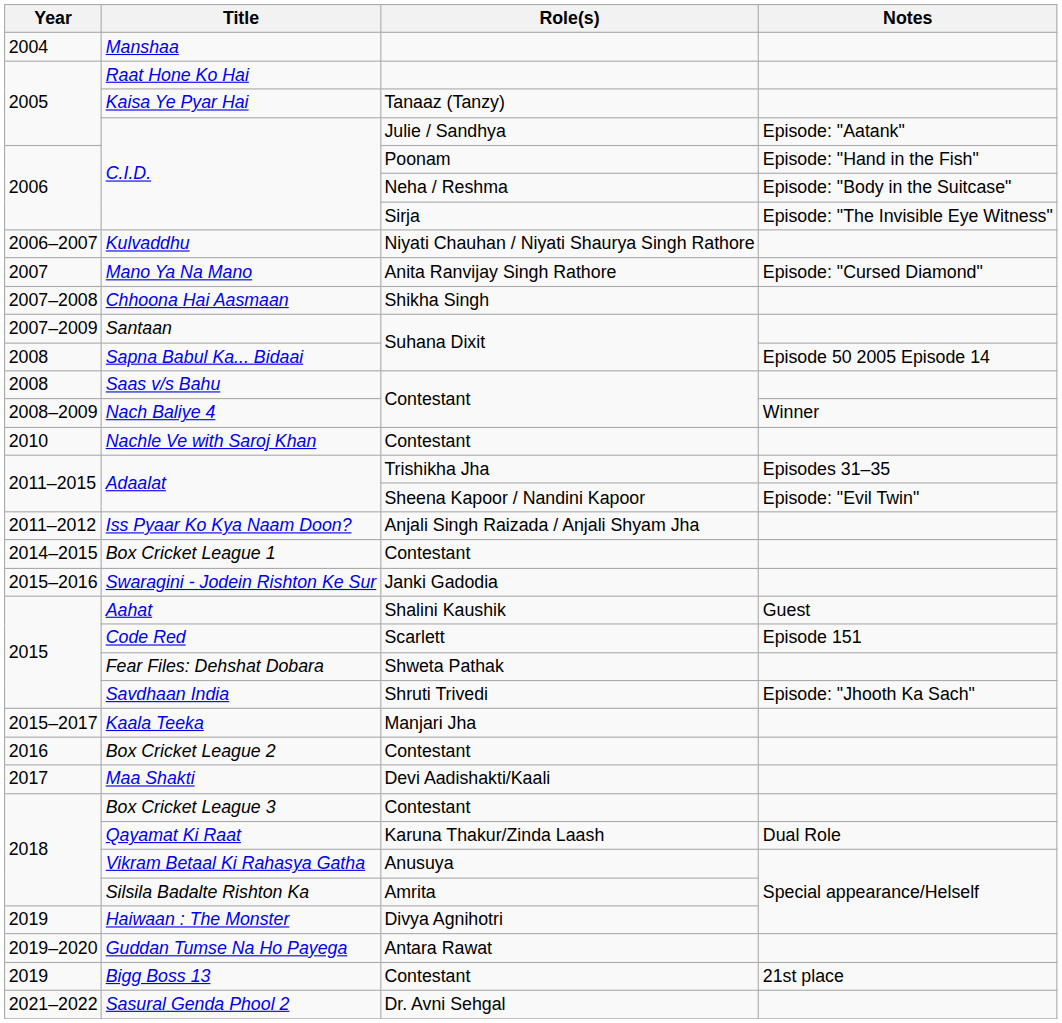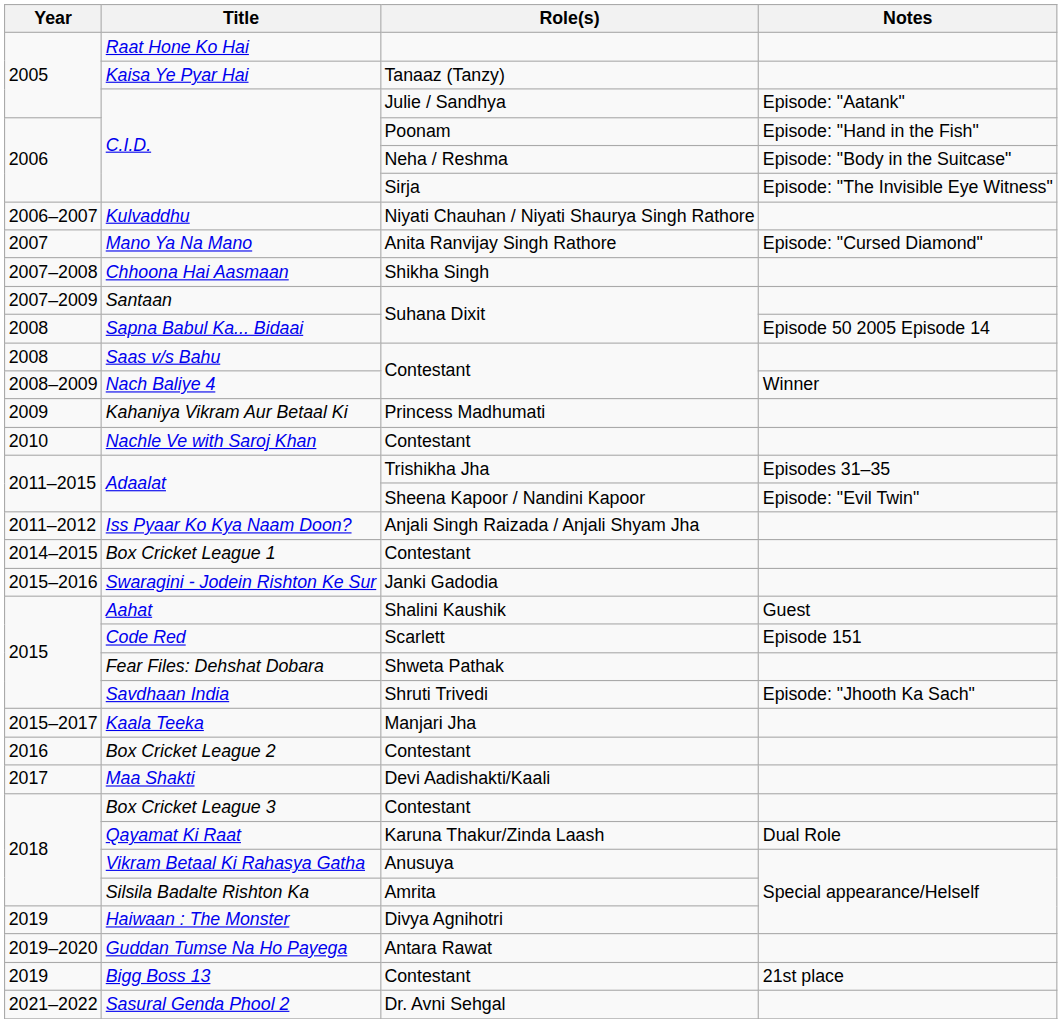- row: (142, 46)
+ row: (227, 412)
